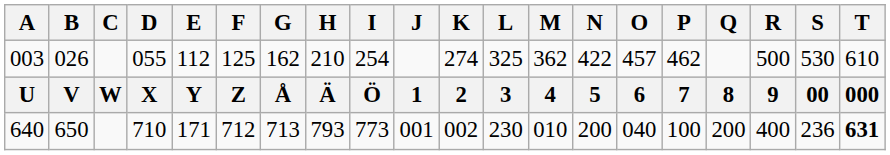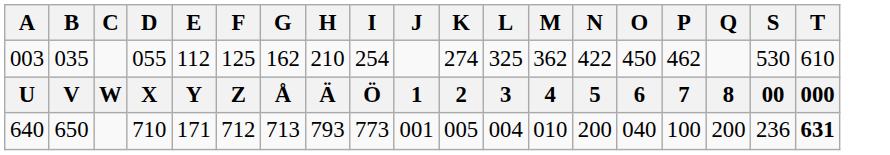- column: (773, 22)
(72, 58) 026 -> (72, 58) 035
(639, 58) 457 -> (639, 58) 450
(461, 130) 002 -> (461, 130) 005
(506, 130) 230 -> (506, 130) 004
